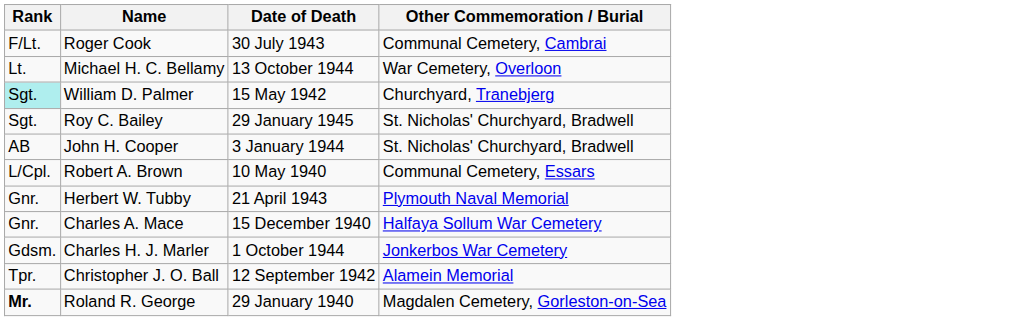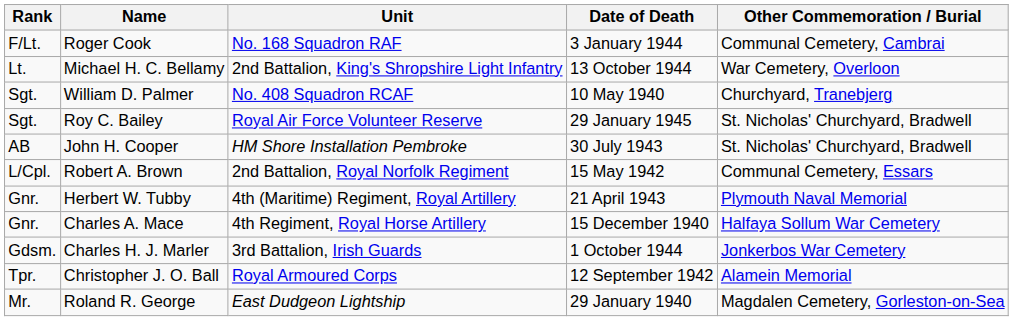+ column: (397, 17)
(278, 43) 30 July 1943 -> (626, 43) 3 January 1944
(23, 95) paleturquoise background -> (23, 95) no background
(279, 95) 15 May 1942 -> (617, 95) 10 May 1940
(288, 146) 3 January 1944 -> (616, 146) 30 July 1943
(279, 172) 10 May 1940 -> (617, 172) 15 May 1942
(20, 302) bold -> (20, 302) normal
